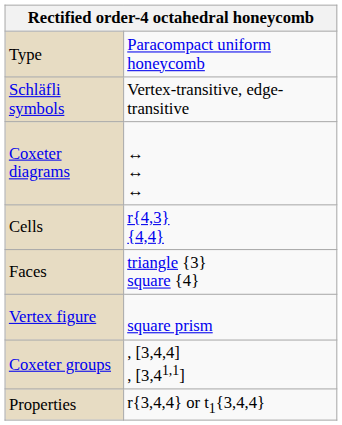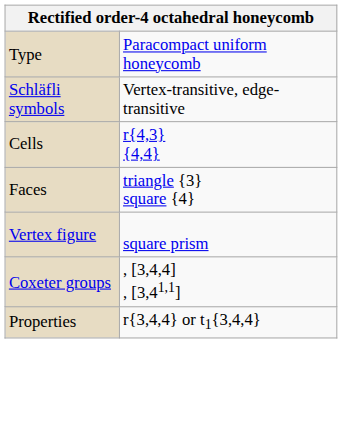- row: (39, 163)
